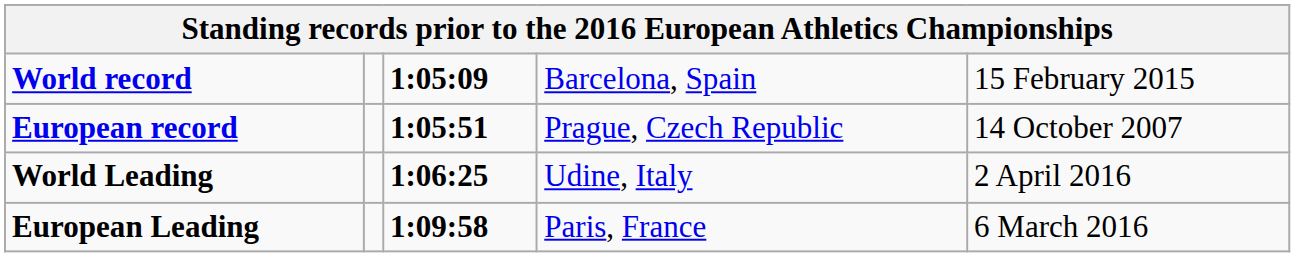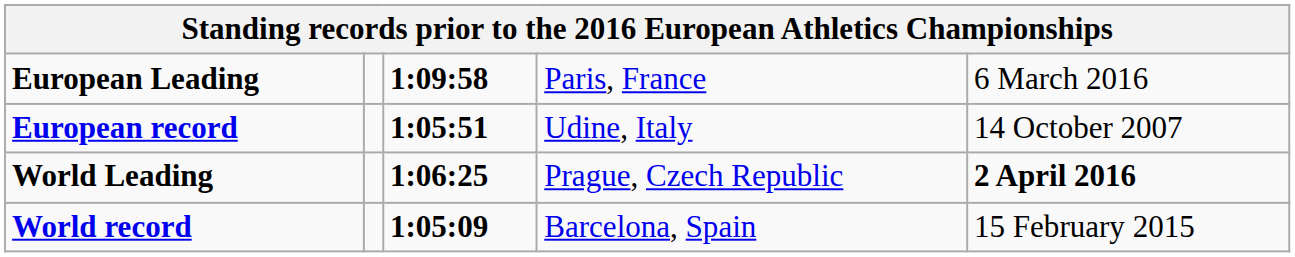rows swapped: (102, 78) <-> (136, 226)
(694, 127) Prague, Czech Republic -> (618, 127) Udine, Italy
(618, 176) Udine, Italy -> (694, 176) Prague, Czech Republic
(1052, 176) normal -> (1055, 176) bold
